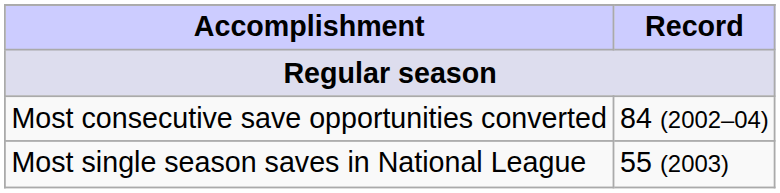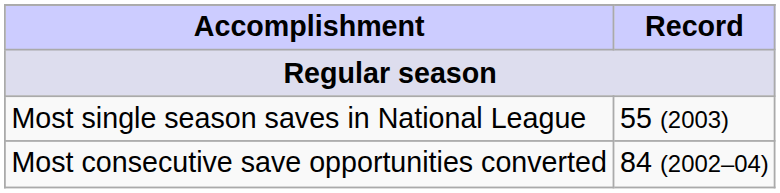rows swapped: (309, 118) <-> (299, 163)
